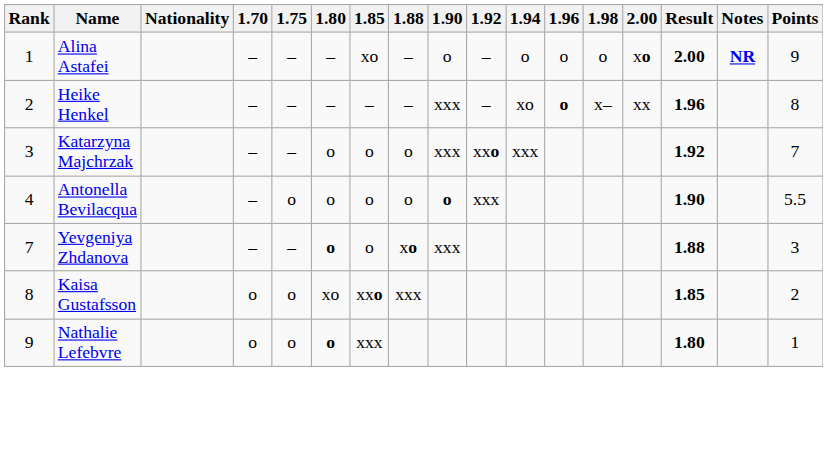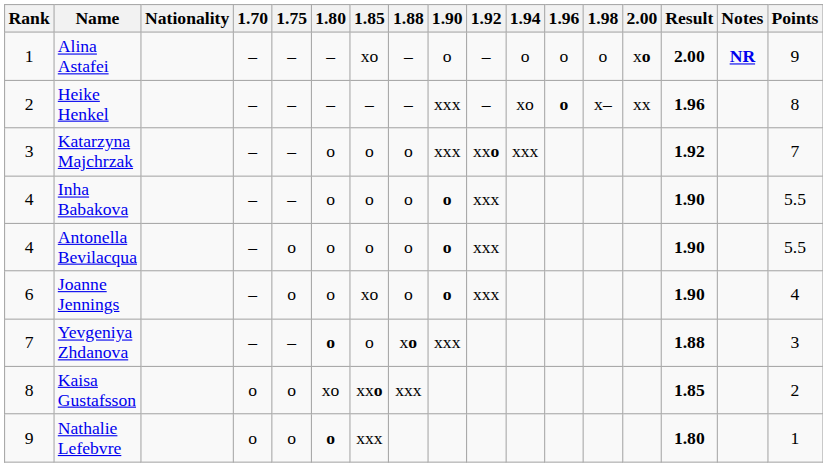+ row: (93, 199)
+ row: (89, 294)
